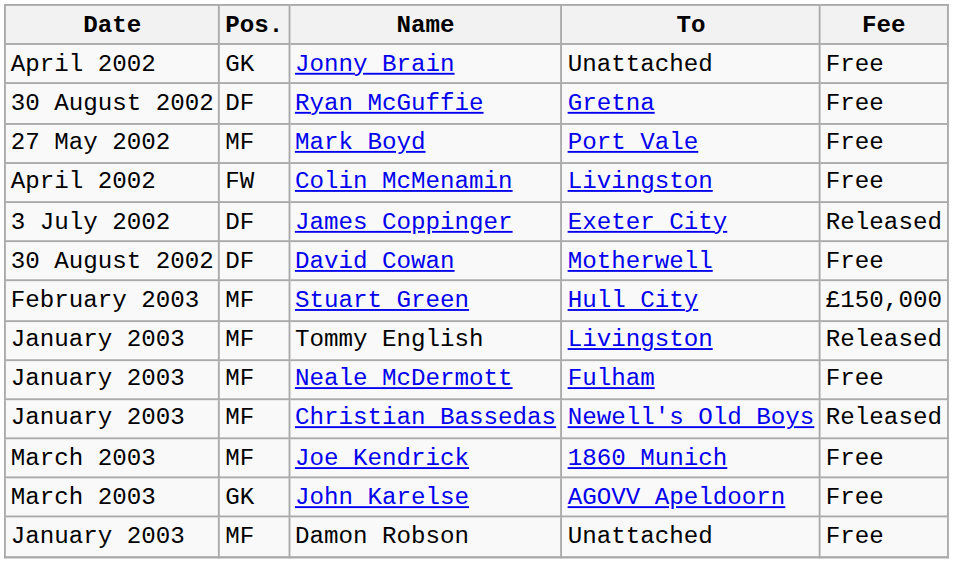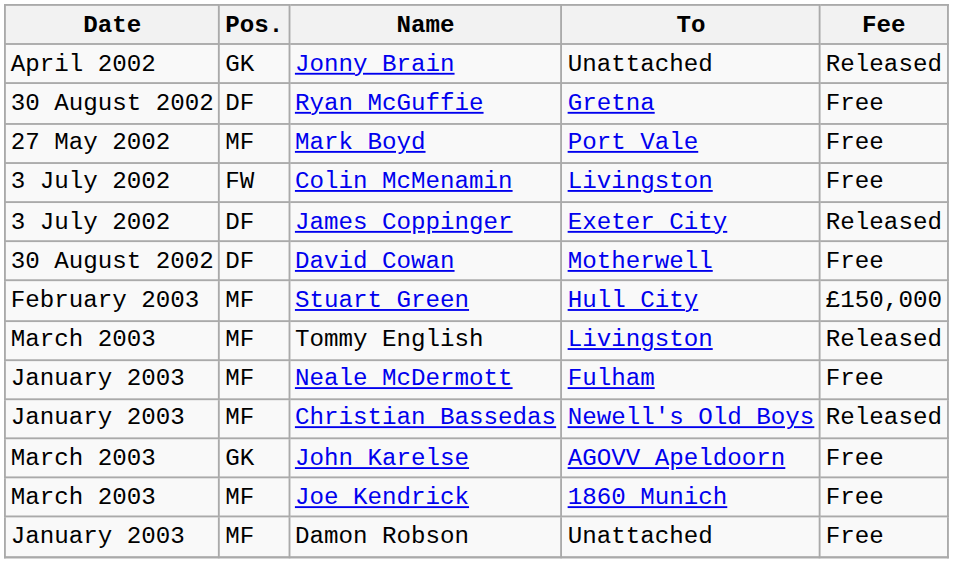(855, 64) Free -> (884, 64) Released
(83, 182) April 2002 -> (91, 182) 3 July 2002
(98, 340) January 2003 -> (83, 340) March 2003
rows swapped: (382, 498) <-> (382, 458)
